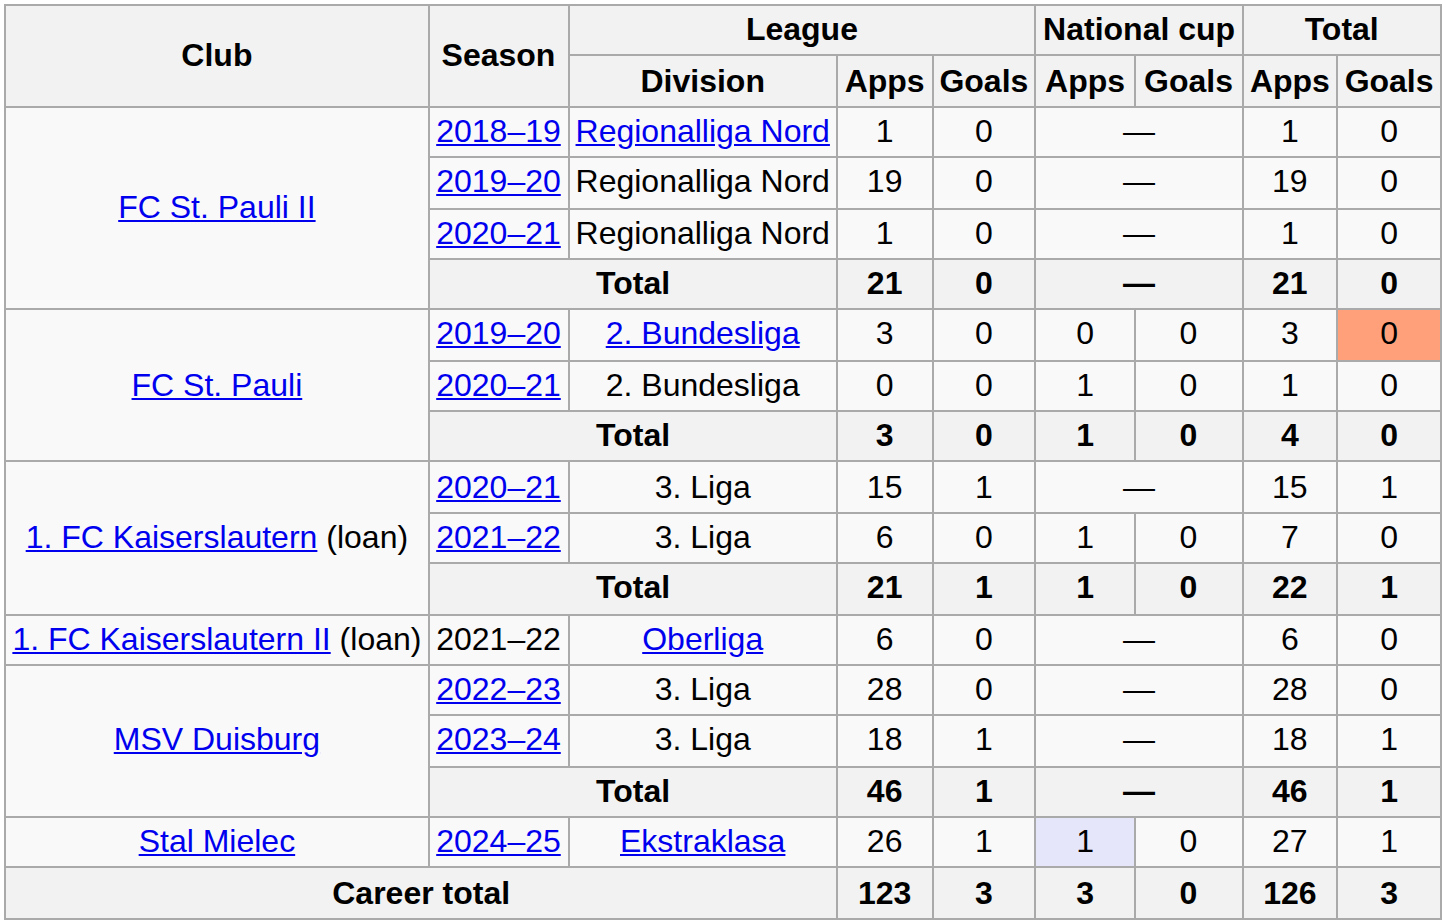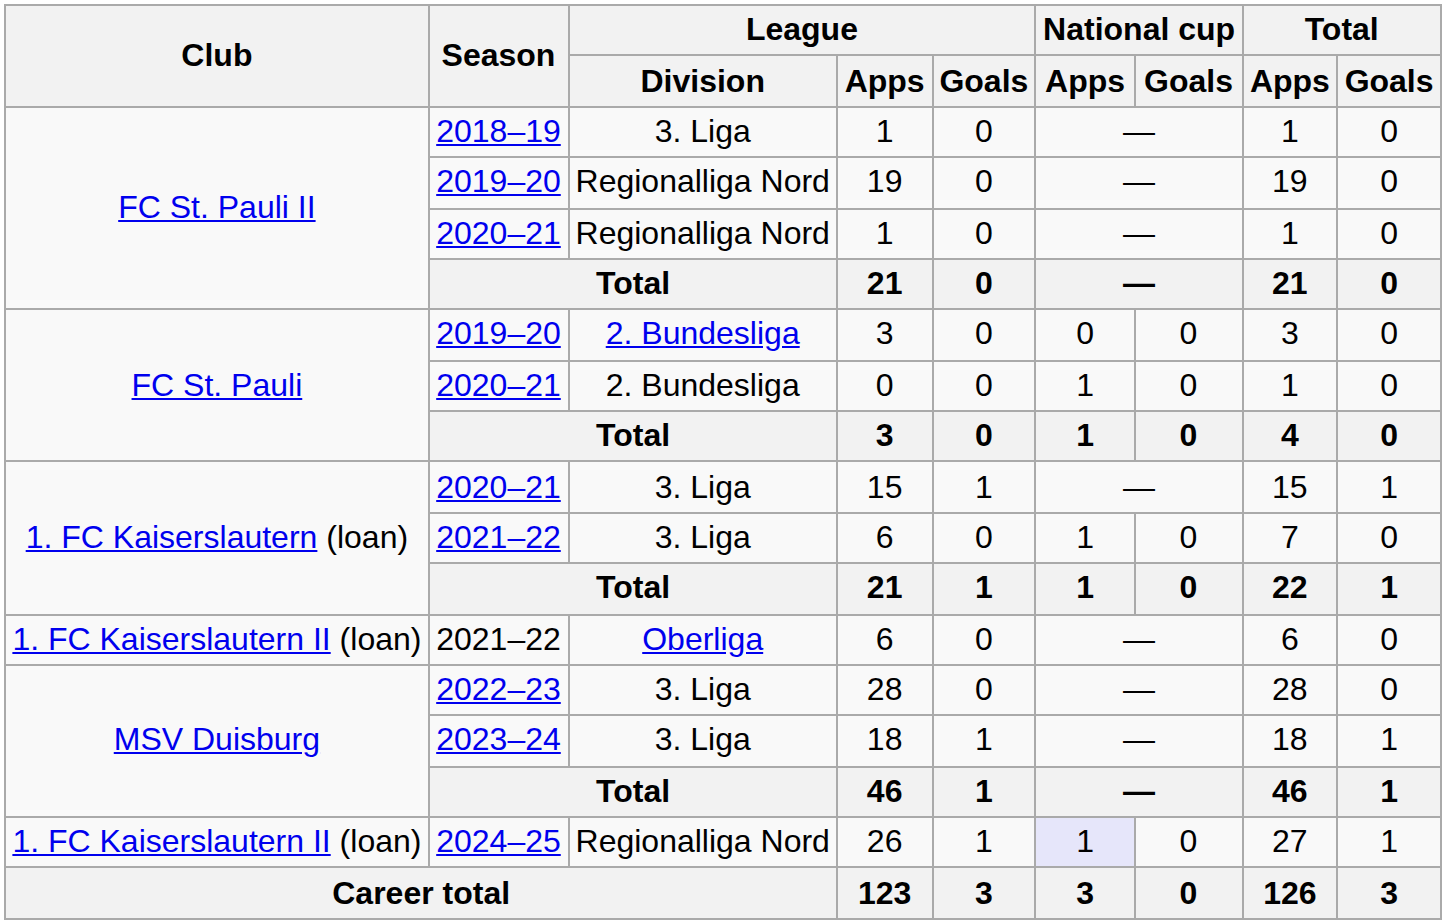(703, 131) Regionalliga Nord -> (703, 131) 3. Liga
(1389, 334) lightsalmon background -> (1389, 334) no background
(217, 841) Stal Mielec -> (217, 841) 1. FC Kaiserslautern II (loan)
(703, 841) Ekstraklasa -> (703, 841) Regionalliga Nord
